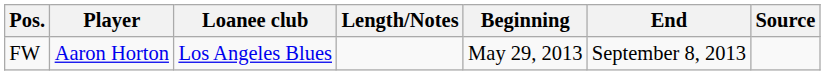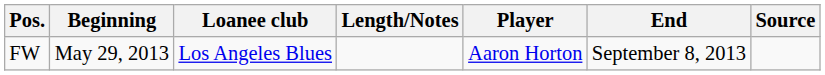columns swapped: (112, 20) <-> (525, 20)
